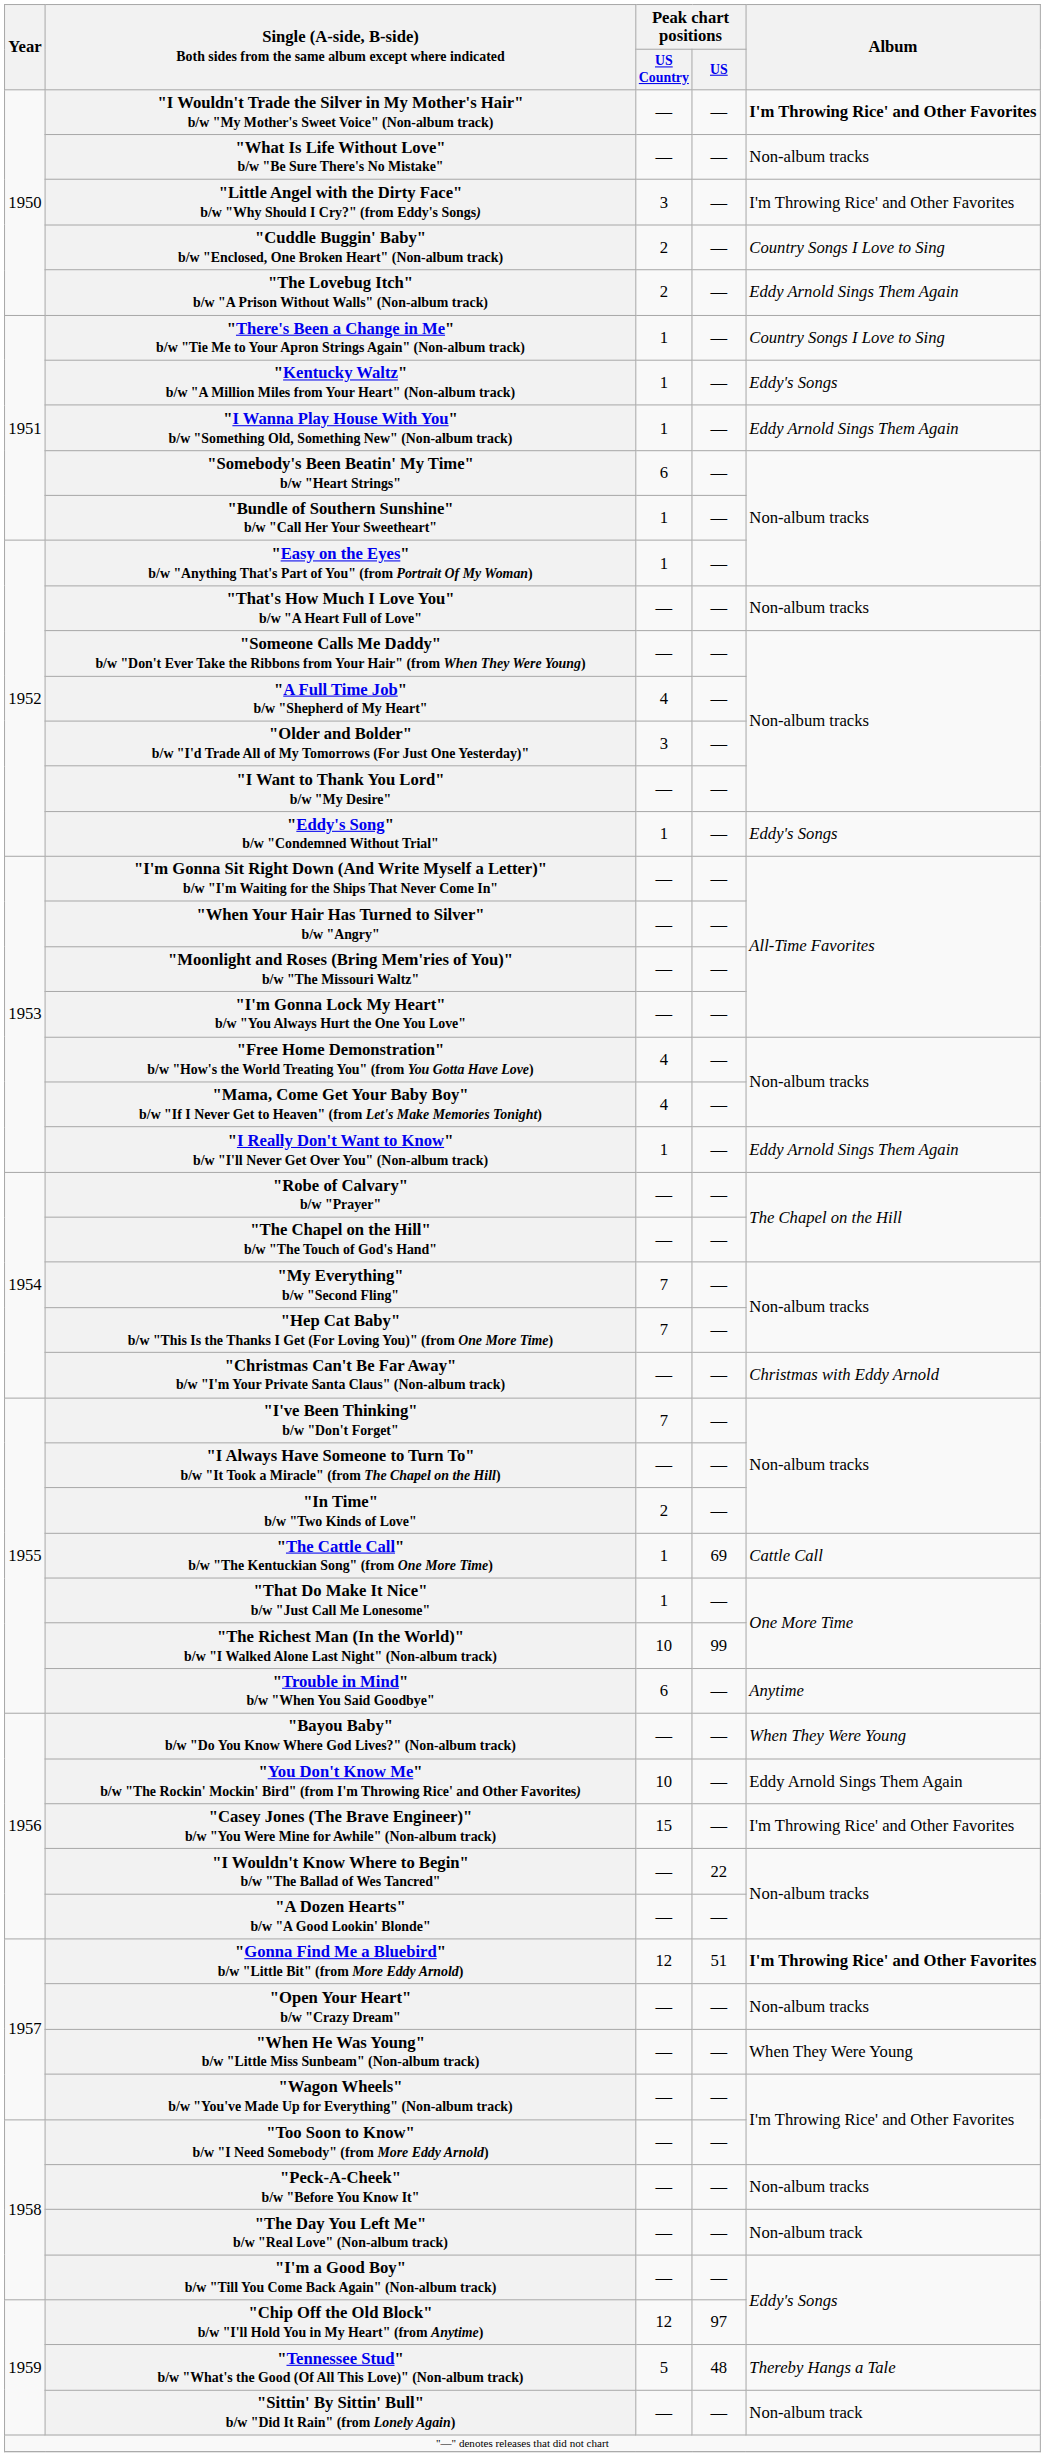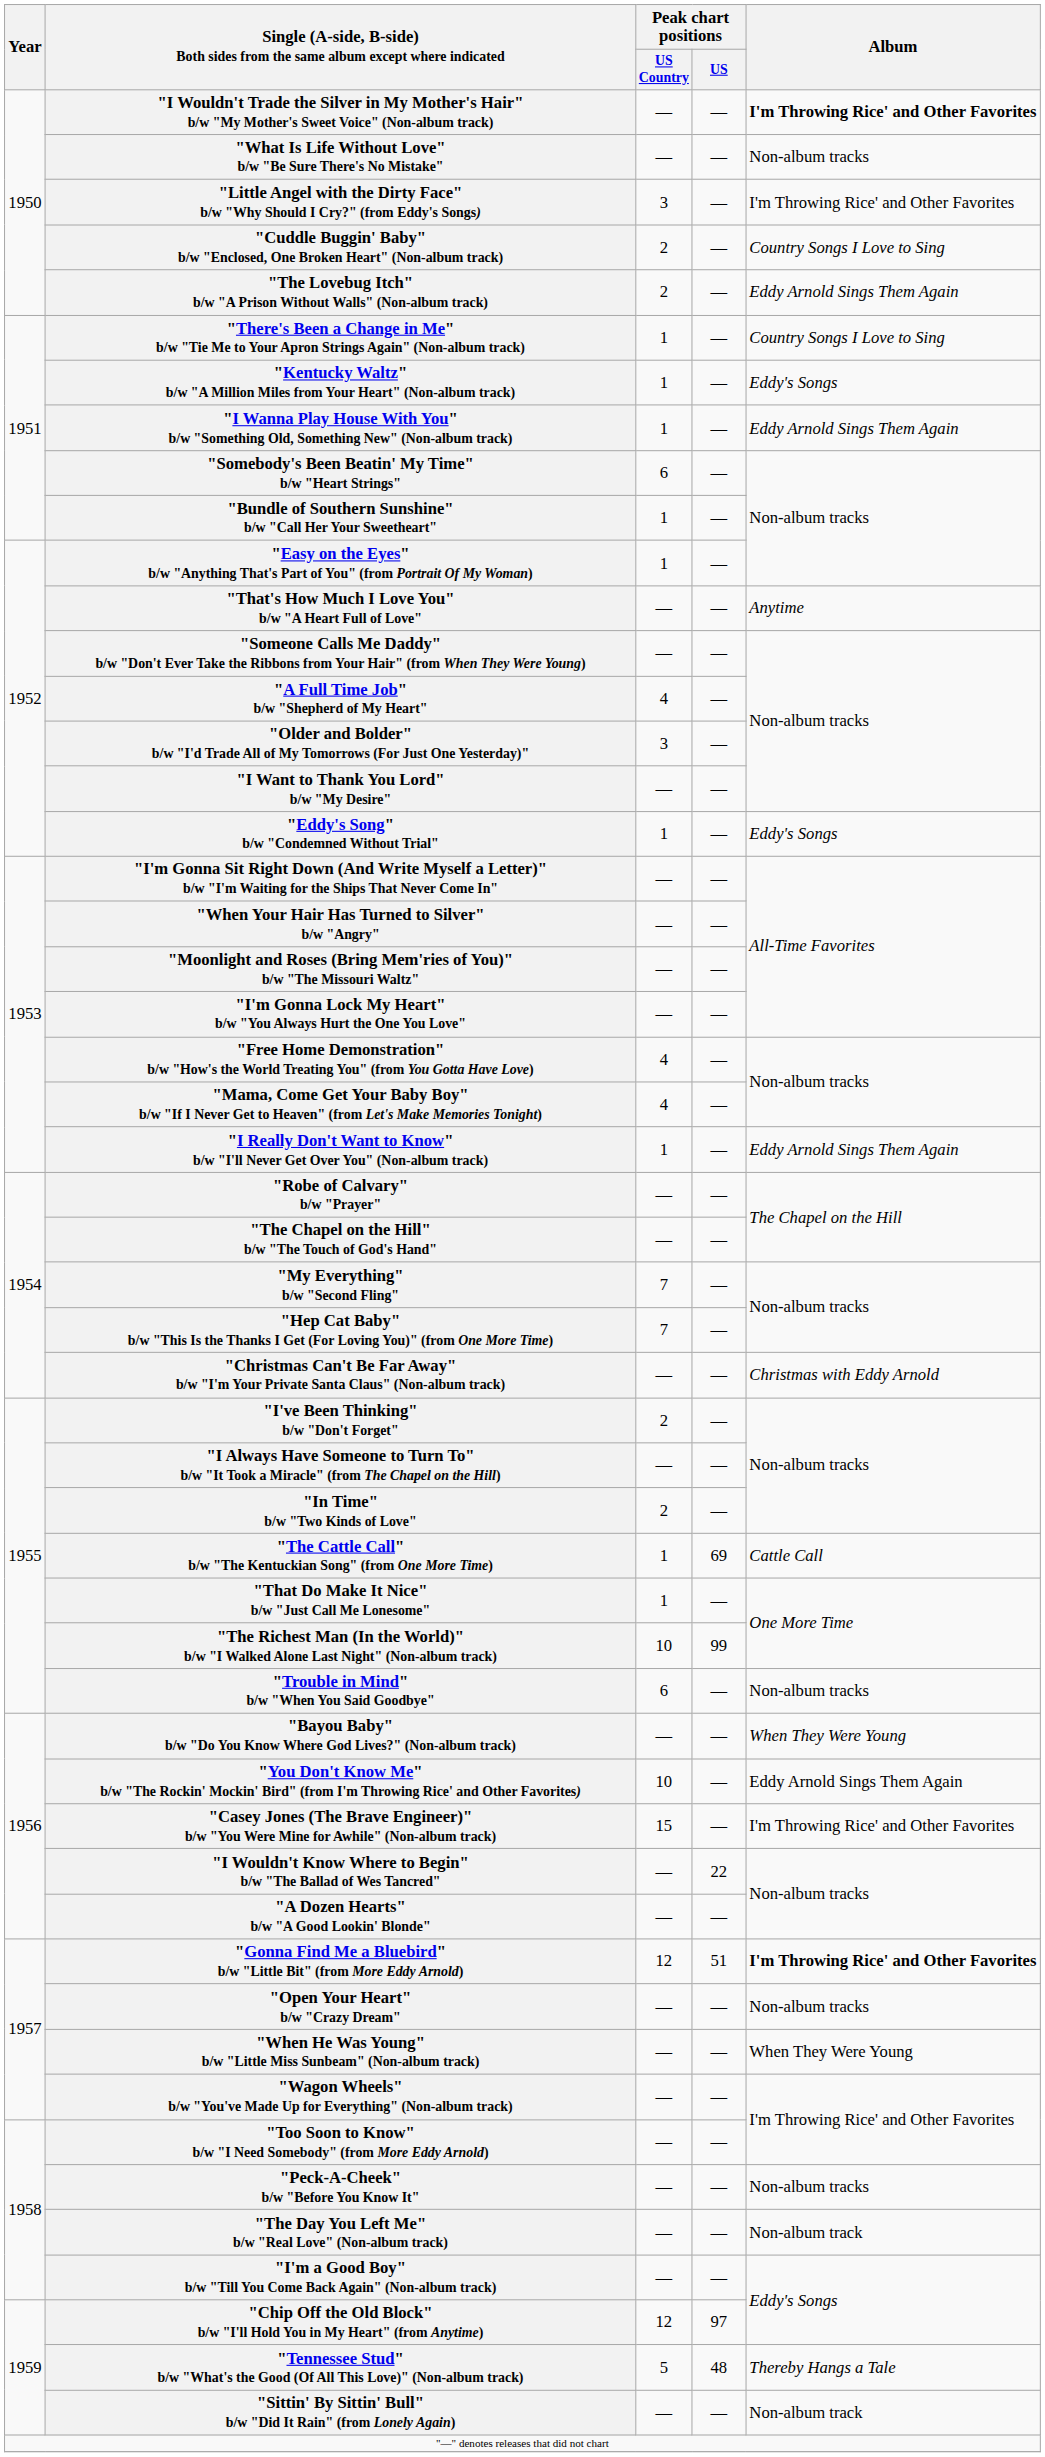(809, 608) Non-album tracks -> (777, 608) Anytime
(664, 1420) 7 -> (664, 1420) 2
(777, 1690) Anytime -> (809, 1690) Non-album tracks
